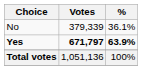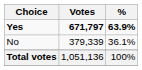rows swapped: (15, 42) <-> (13, 27)
